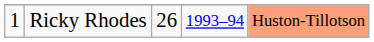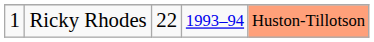(167, 20) 26 -> (167, 20) 22
